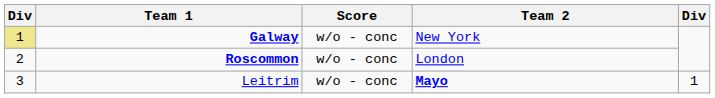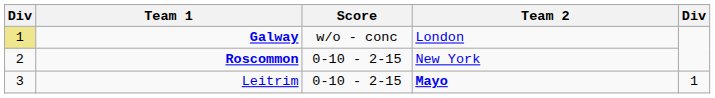(448, 38) New York -> (440, 38) London
(357, 60) w/o - conc -> (357, 60) 0-10 - 2-15
(440, 60) London -> (448, 60) New York
(357, 82) w/o - conc -> (357, 82) 0-10 - 2-15
